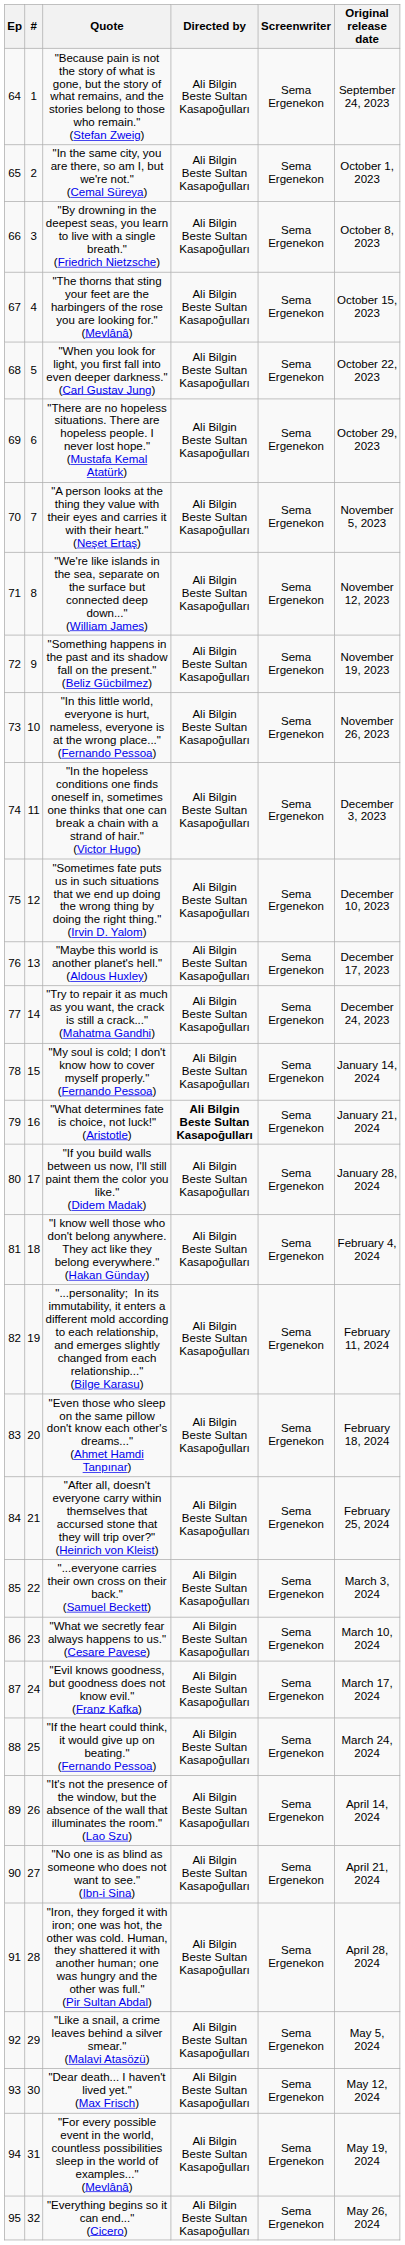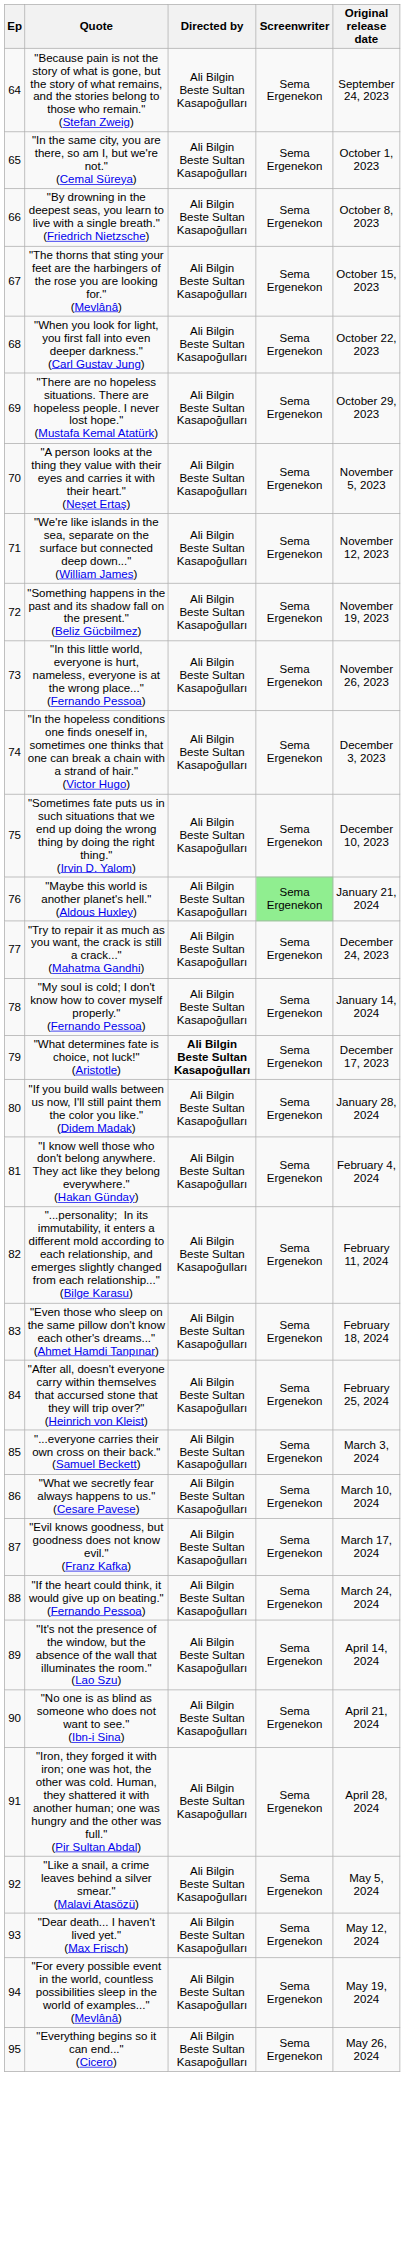- column: (34, 26)
(296, 963) no background -> (295, 899) lightgreen background
(367, 963) December 17, 2023 -> (366, 899) January 21, 2024
(367, 1122) January 21, 2024 -> (366, 1057) December 17, 2023
